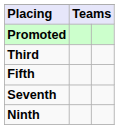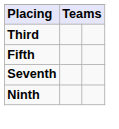- row: (37, 34)
